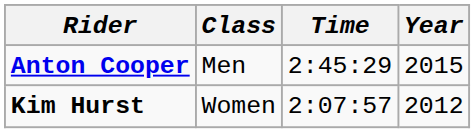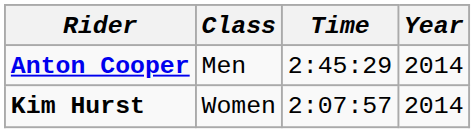(434, 66) 2015 -> (434, 66) 2014
(434, 106) 2012 -> (434, 106) 2014
